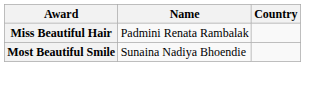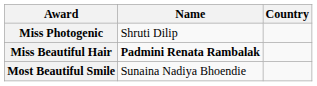+ row: (61, 33)
(185, 33) normal -> (190, 52) bold
